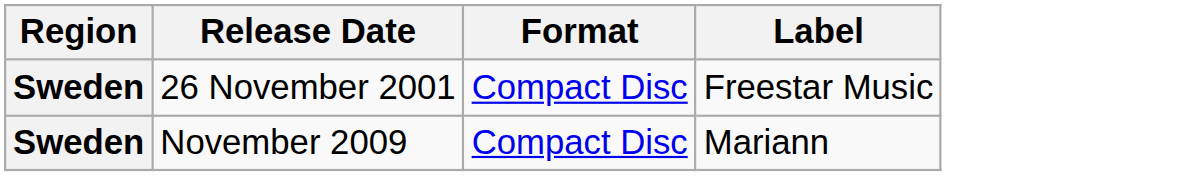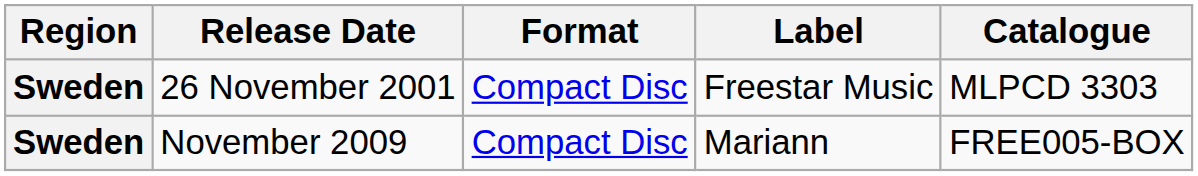+ column: (1067, 32)
